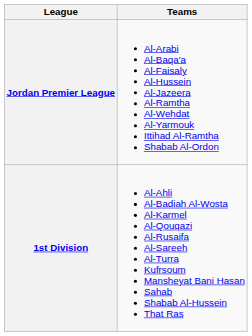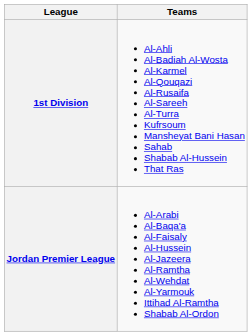rows swapped: (61, 92) <-> (61, 248)
